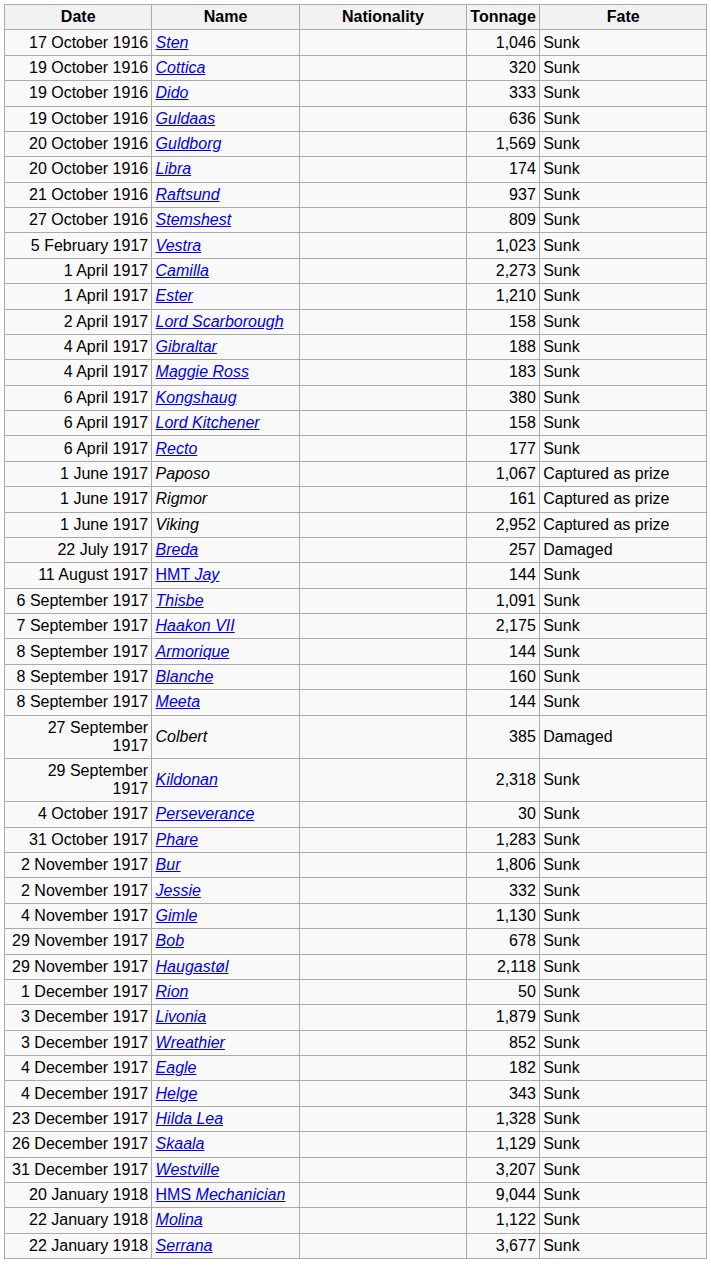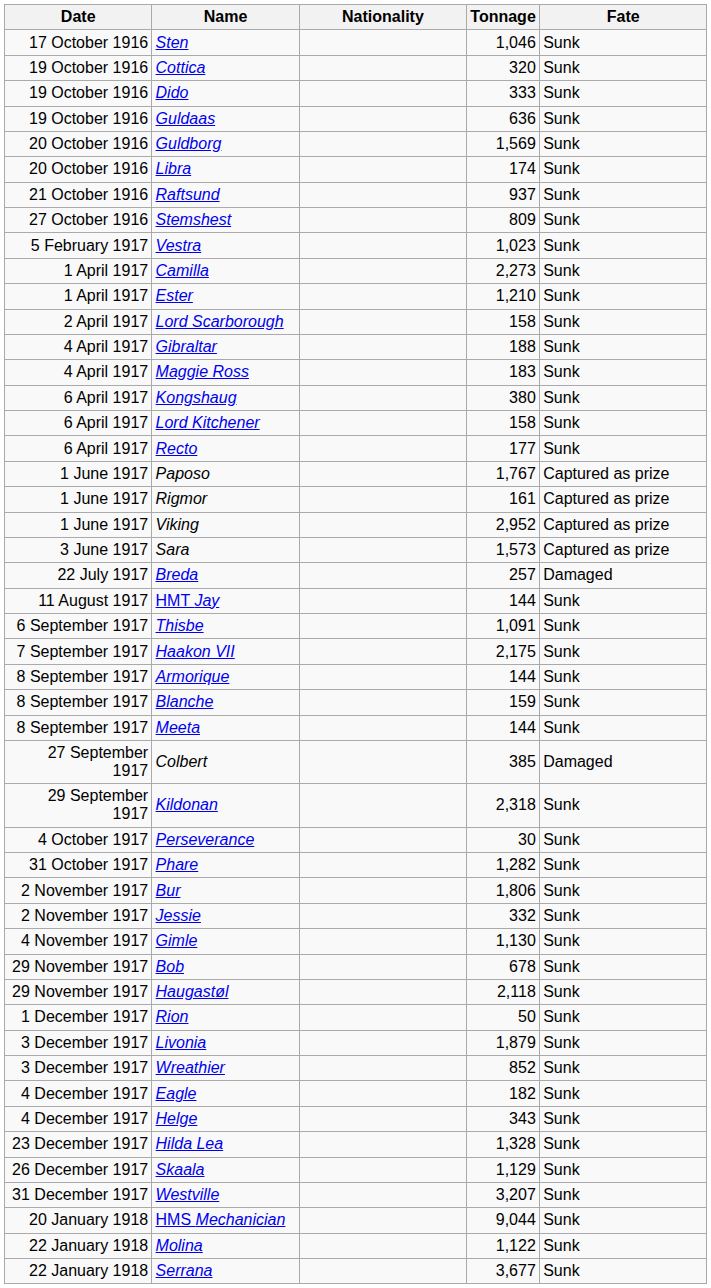(516, 473) 1,067 -> (516, 473) 1,767
+ row: (172, 550)
(522, 676) 160 -> (522, 702) 159
(516, 839) 1,283 -> (516, 865) 1,282
